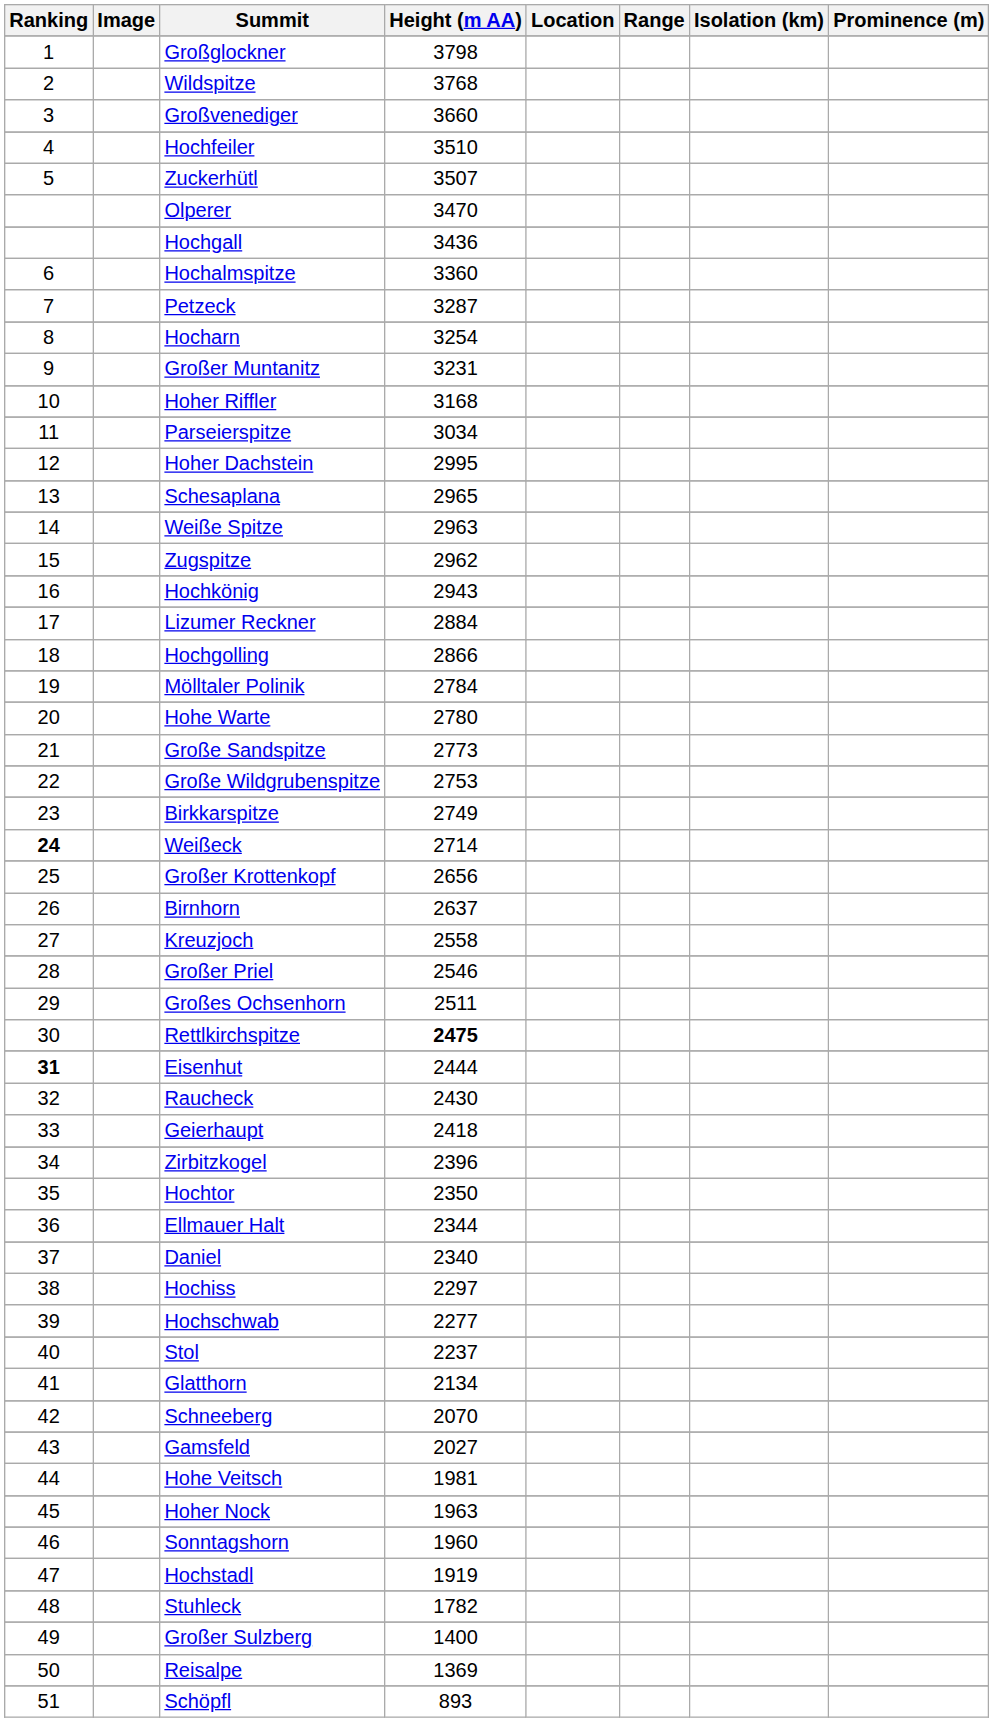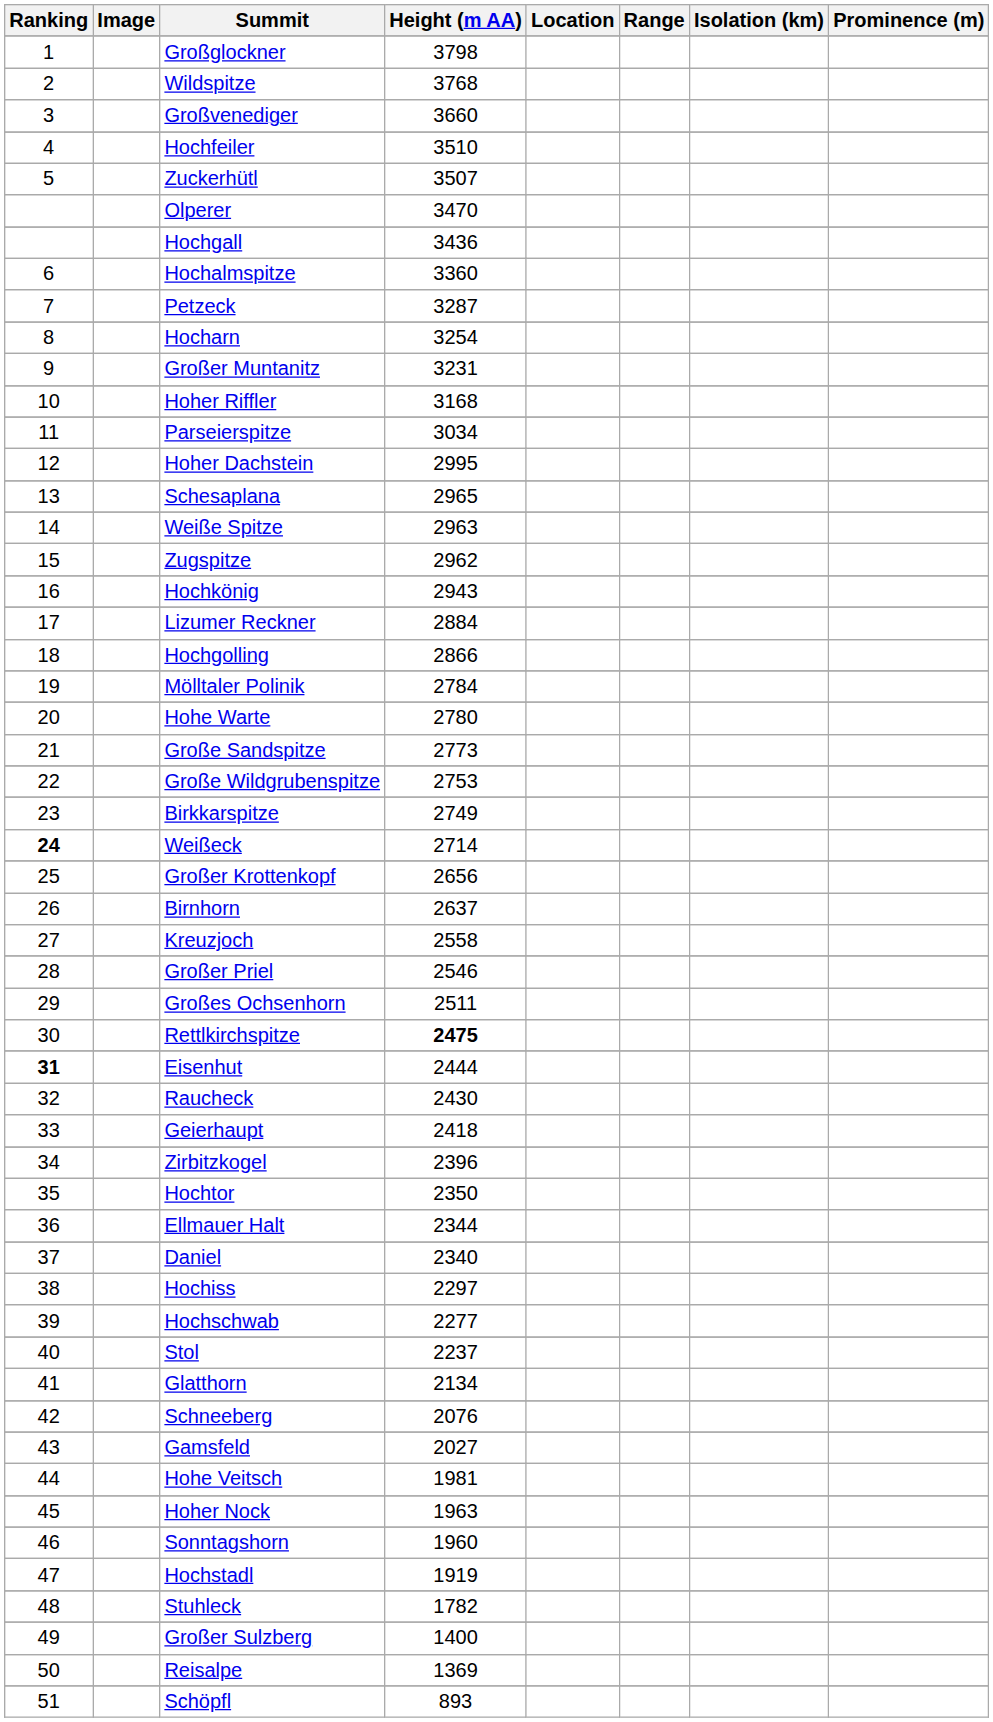(456, 1415) 2070 -> (456, 1415) 2076
